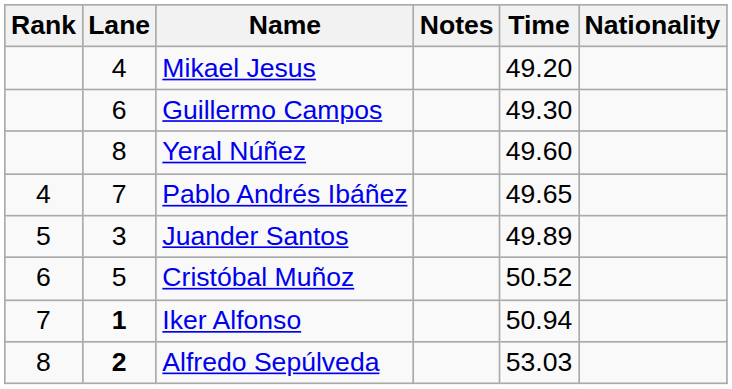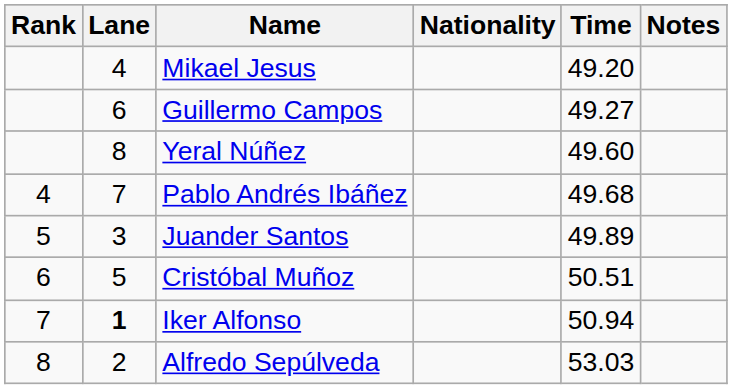columns swapped: (652, 25) <-> (457, 25)
(539, 109) 49.30 -> (601, 109) 49.27
(539, 194) 49.65 -> (601, 194) 49.68
(539, 278) 50.52 -> (601, 278) 50.51
(119, 362) bold -> (119, 362) normal
